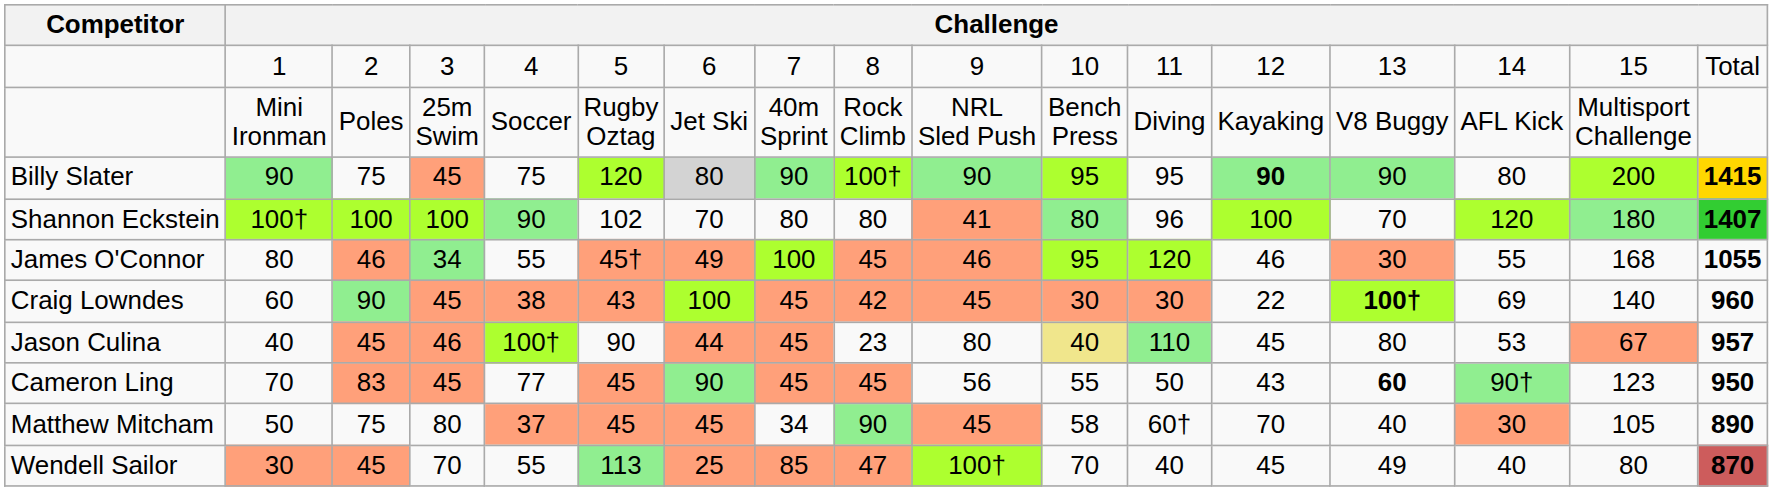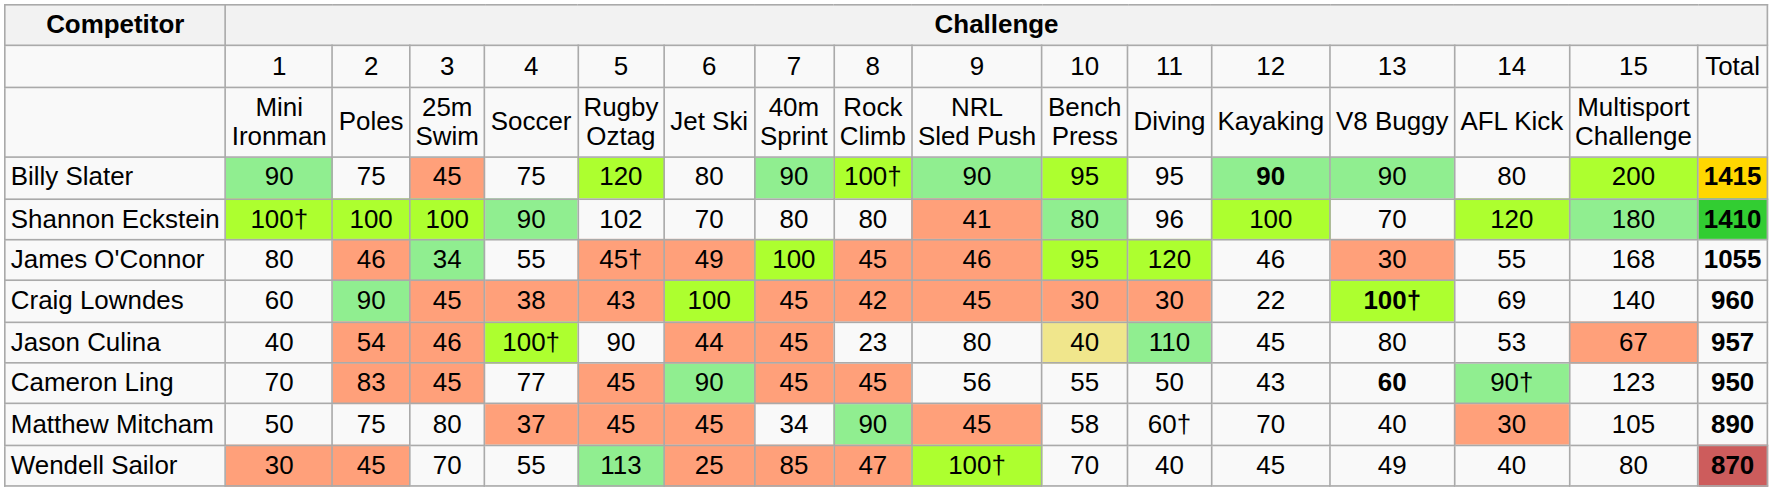(709, 177) lightgrey background -> (709, 177) no background
(1733, 218) 1407 -> (1733, 218) 1410
(371, 341) 45 -> (371, 341) 54
